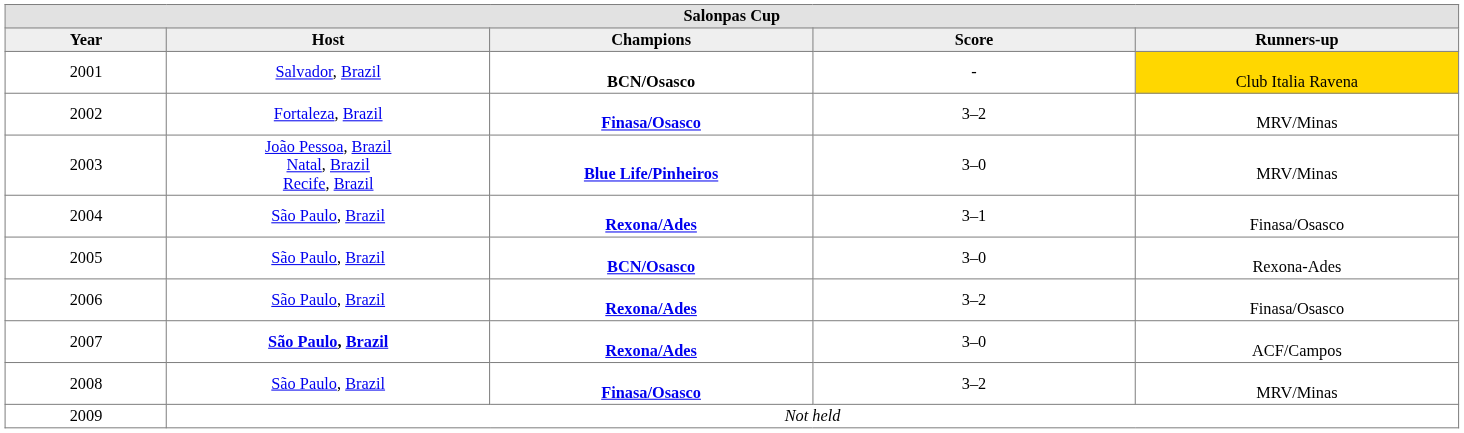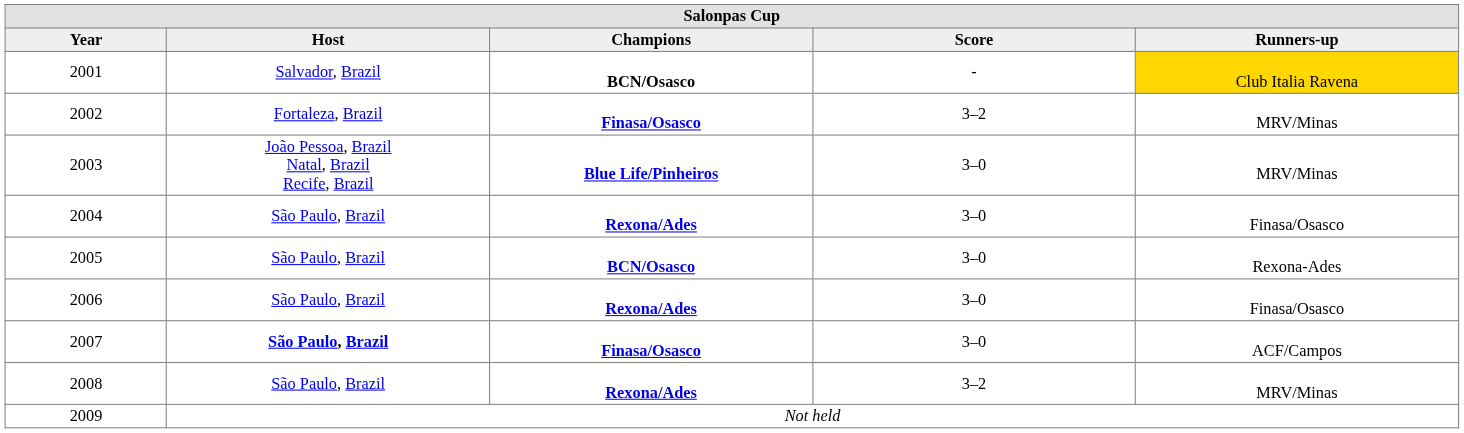(974, 216) 3–1 -> (974, 216) 3–0
(974, 299) 3–2 -> (974, 299) 3–0
(651, 350) Rexona/Ades -> (651, 350) Finasa/Osasco
(651, 392) Finasa/Osasco -> (651, 392) Rexona/Ades
